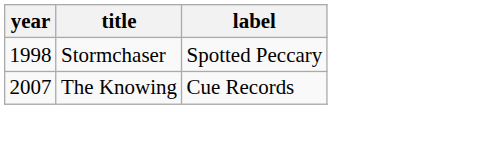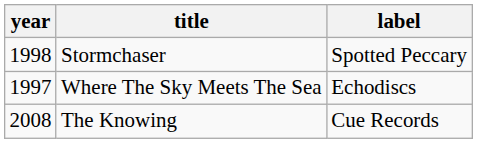+ row: (191, 87)
(30, 87) 2007 -> (30, 120) 2008
